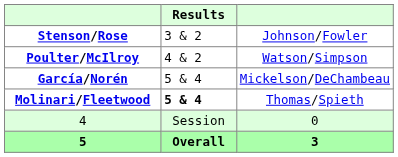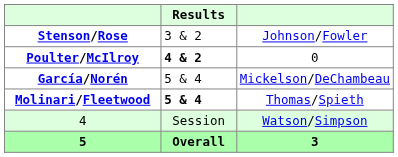(183, 57) normal -> (183, 57) bold
(315, 57) Watson/Simpson -> (315, 57) 0
(315, 121) 0 -> (315, 121) Watson/Simpson
